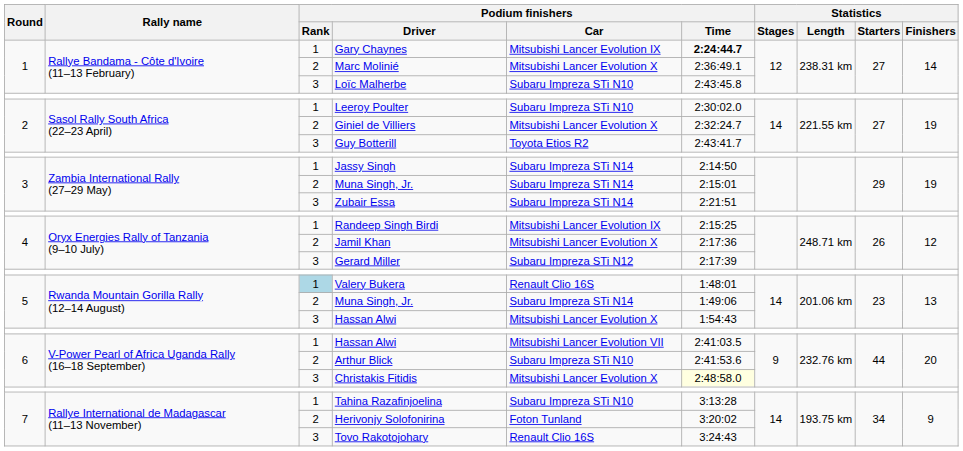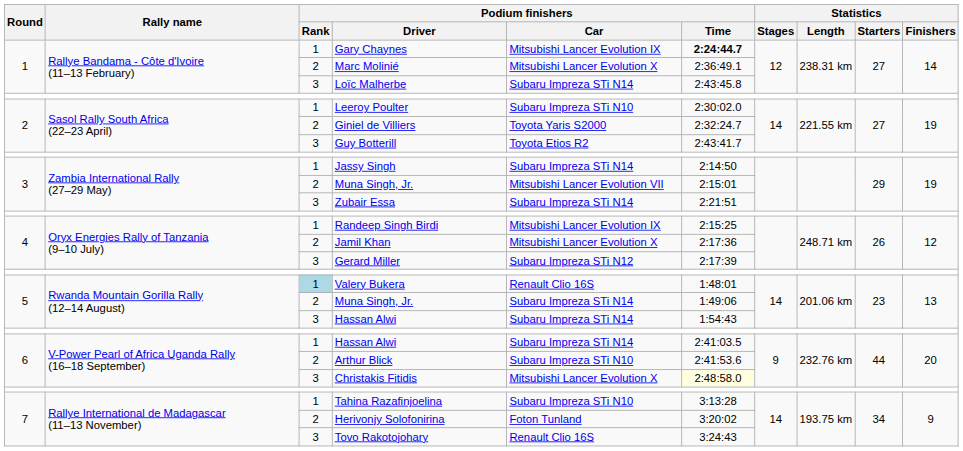(571, 84) Subaru Impreza STi N10 -> (571, 84) Subaru Impreza STi N14
(583, 125) Mitsubishi Lancer Evolution X -> (558, 125) Toyota Yaris S2000
(571, 184) Subaru Impreza STi N14 -> (587, 184) Mitsubishi Lancer Evolution VII
(583, 319) Mitsubishi Lancer Evolution X -> (571, 319) Subaru Impreza STi N14
(587, 342) Mitsubishi Lancer Evolution VII -> (571, 342) Subaru Impreza STi N14
